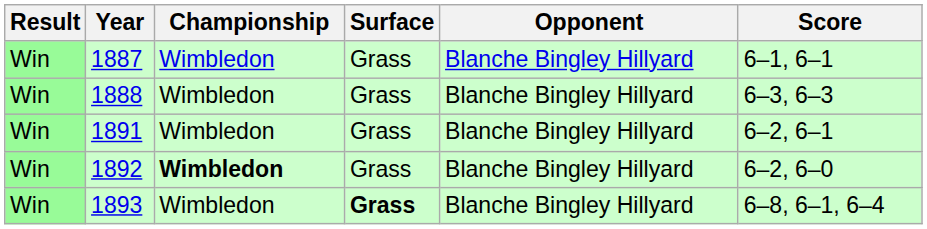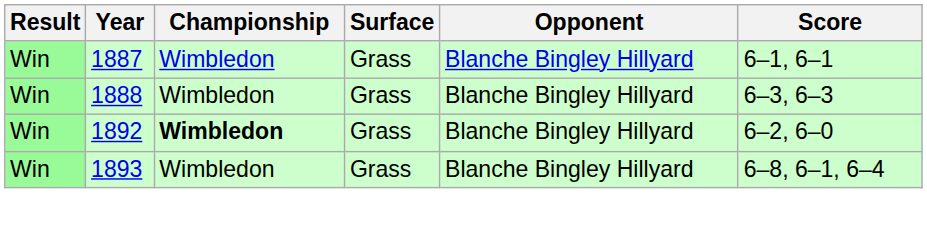- row: (117, 132)
(383, 205) bold -> (381, 168) normal
